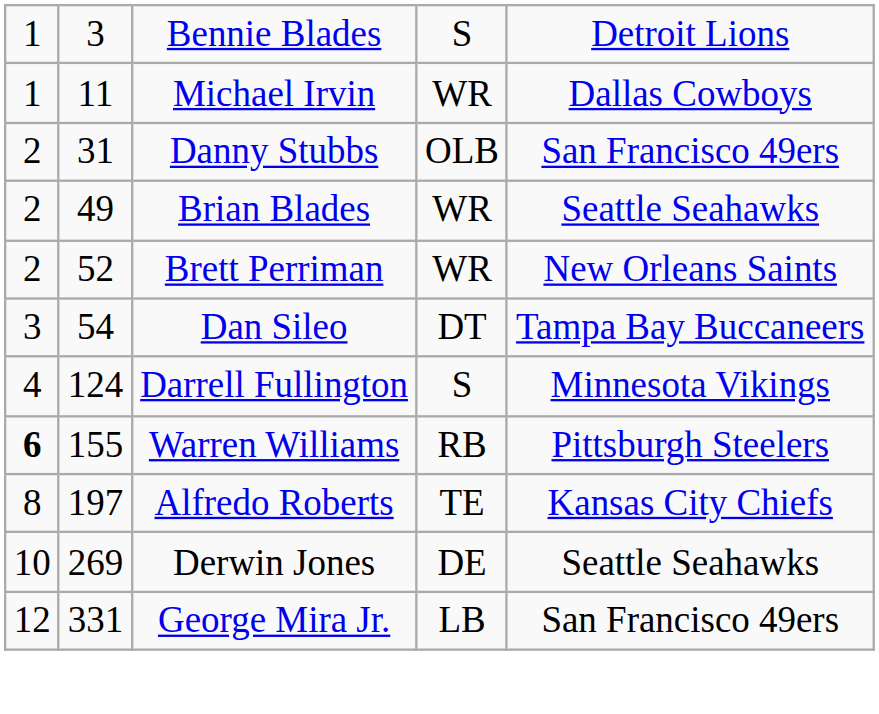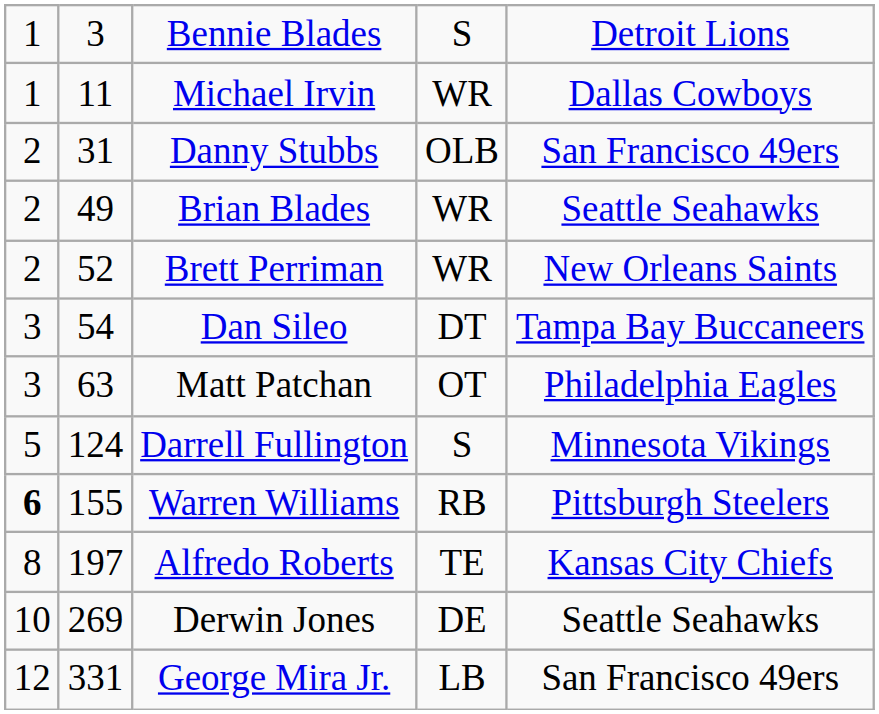+ row: (274, 385)
(32, 385) 4 -> (32, 444) 5
